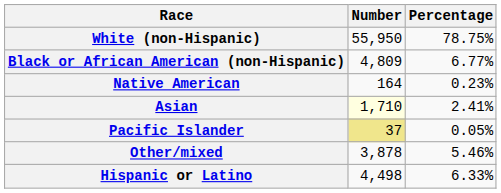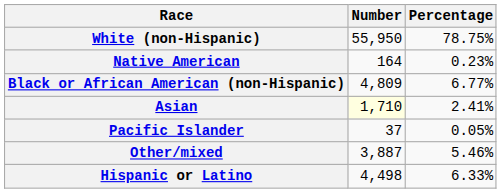rows swapped: (176, 62) <-> (176, 85)
(394, 130) khaki background -> (394, 130) no background
(381, 153) 3,878 -> (381, 153) 3,887
